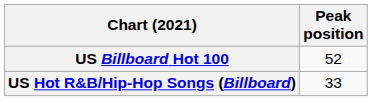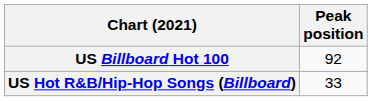(333, 58) 52 -> (333, 58) 92
